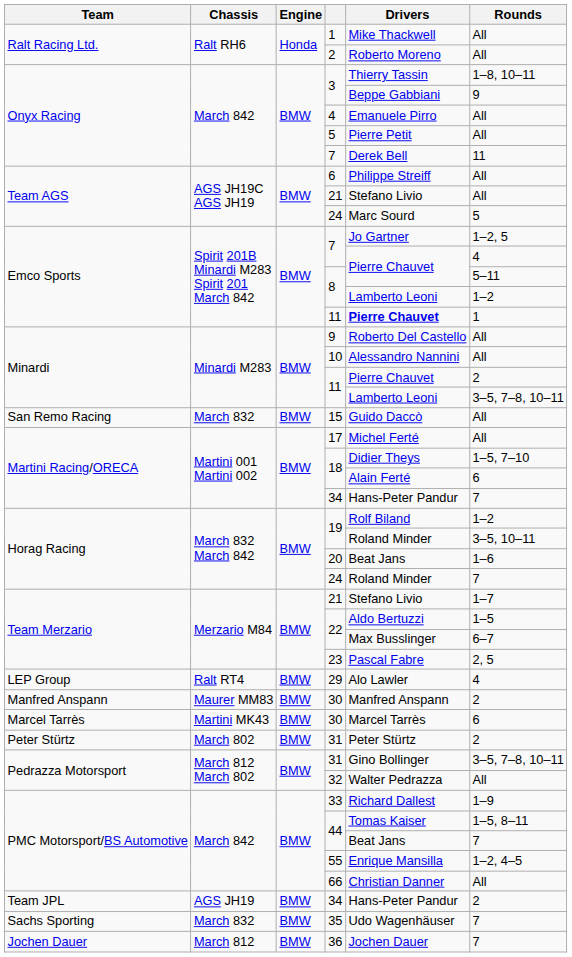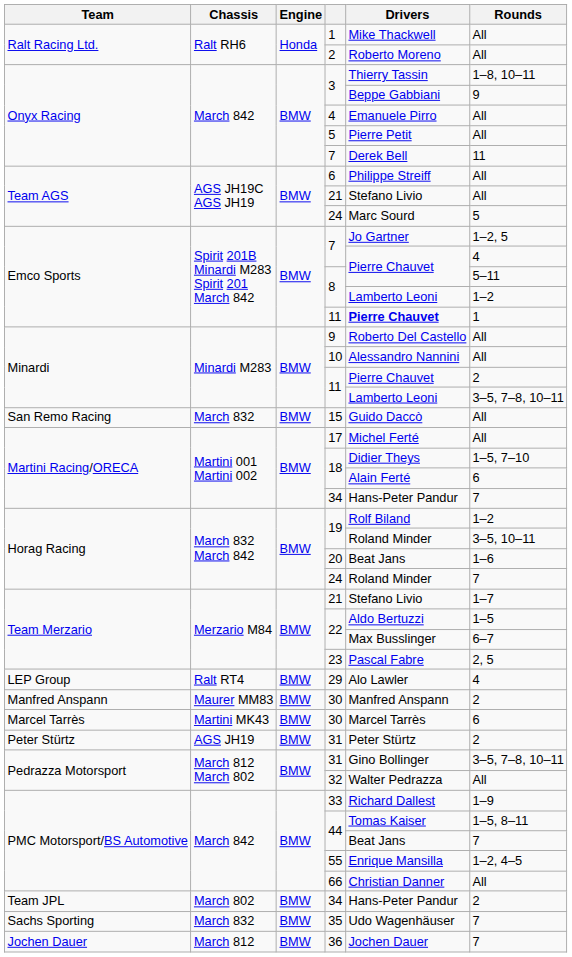(224, 740) March 802 -> (224, 740) AGS JH19
(224, 901) AGS JH19 -> (224, 901) March 802
